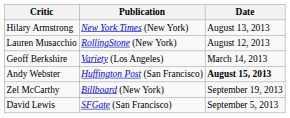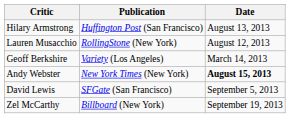(135, 27) New York Times (New York) -> (142, 27) Huffington Post (San Francisco)
(142, 74) Huffington Post (San Francisco) -> (135, 74) New York Times (New York)
rows swapped: (31, 105) <-> (33, 90)
